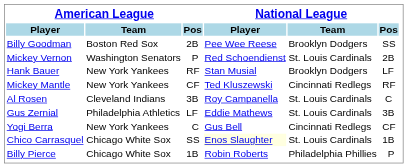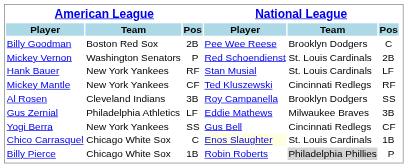(388, 43) SS -> (386, 43) C
(328, 71) Brooklyn Dodgers -> (330, 71) St. Louis Cardinals
(330, 99) St. Louis Cardinals -> (328, 99) Brooklyn Dodgers
(386, 99) C -> (388, 99) SS
(330, 112) St. Louis Cardinals -> (329, 112) Milwaukee Braves
(191, 126) C -> (192, 126) SS
(192, 140) SS -> (191, 140) C
(333, 154) no background -> (333, 154) lightgrey background
